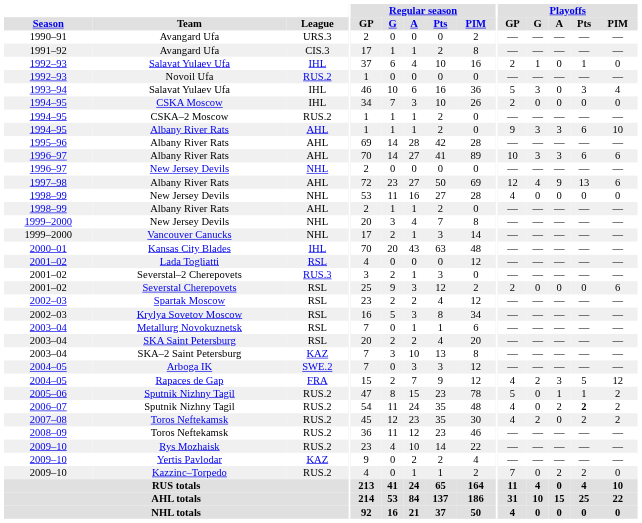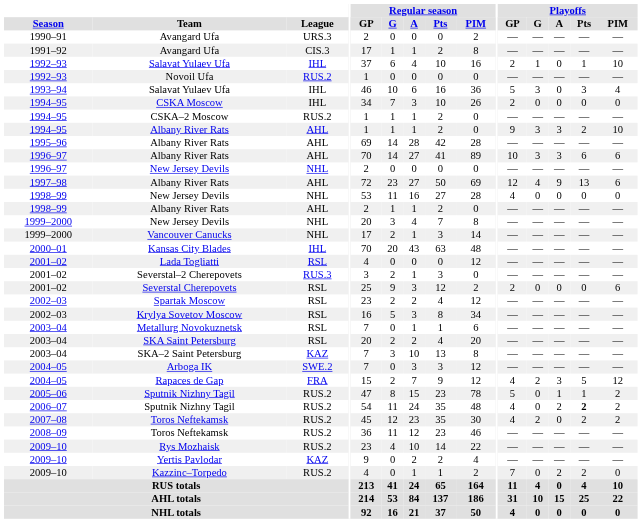(618, 63) 0 -> (618, 63) 10
(584, 129) 6 -> (584, 129) 2
